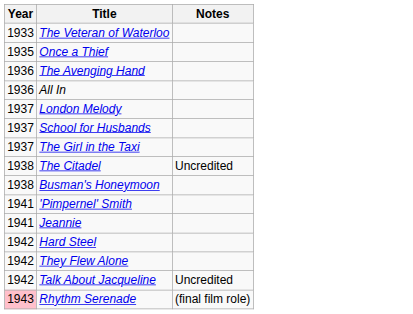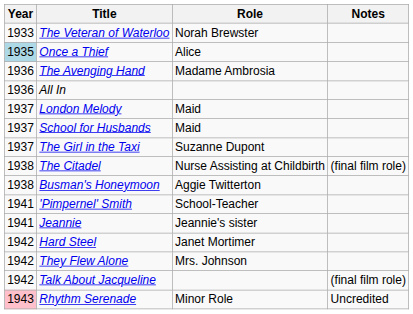+ column: (250, 14)
(20, 52) no background -> (20, 52) lightblue background
(204, 166) Uncredited -> (368, 166) (final film role)
(204, 280) Uncredited -> (368, 280) (final film role)
(213, 299) (final film role) -> (360, 299) Uncredited
